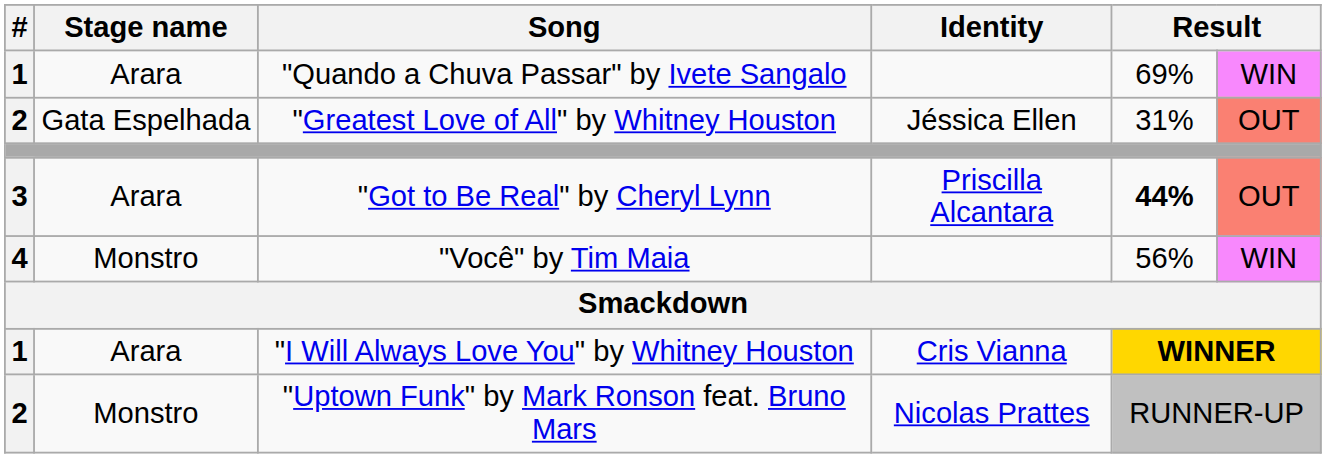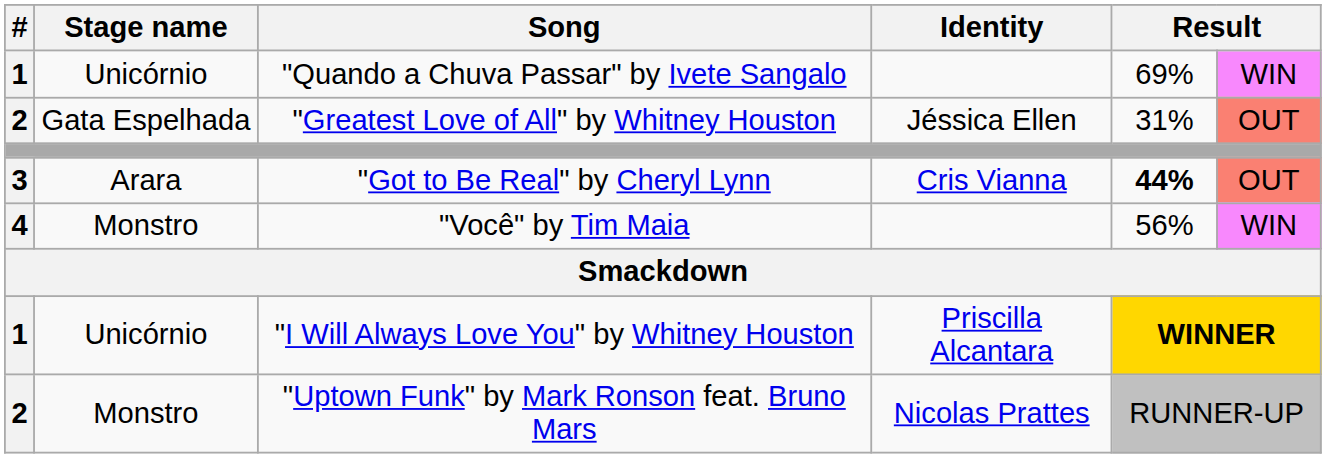(146, 73) Arara -> (146, 73) Unicórnio
(992, 195) Priscilla Alcantara -> (992, 179) Cris Vianna
(146, 350) Arara -> (146, 334) Unicórnio
(992, 350) Cris Vianna -> (992, 334) Priscilla Alcantara
